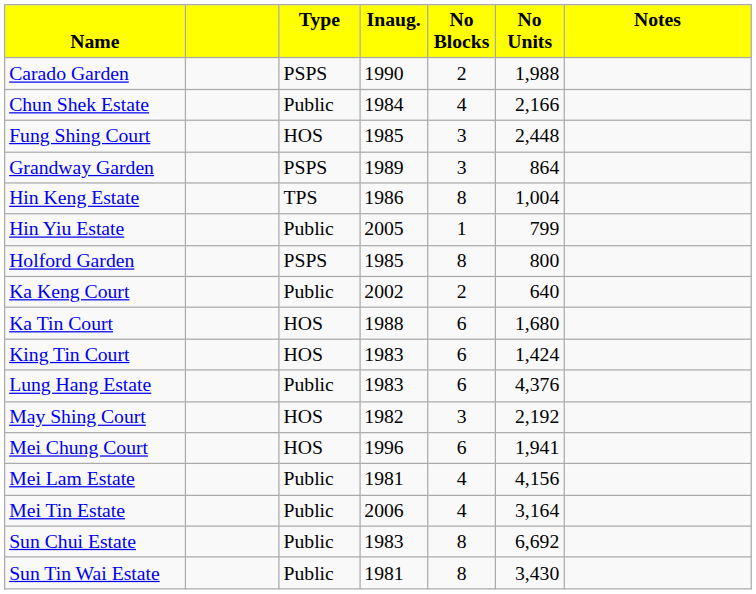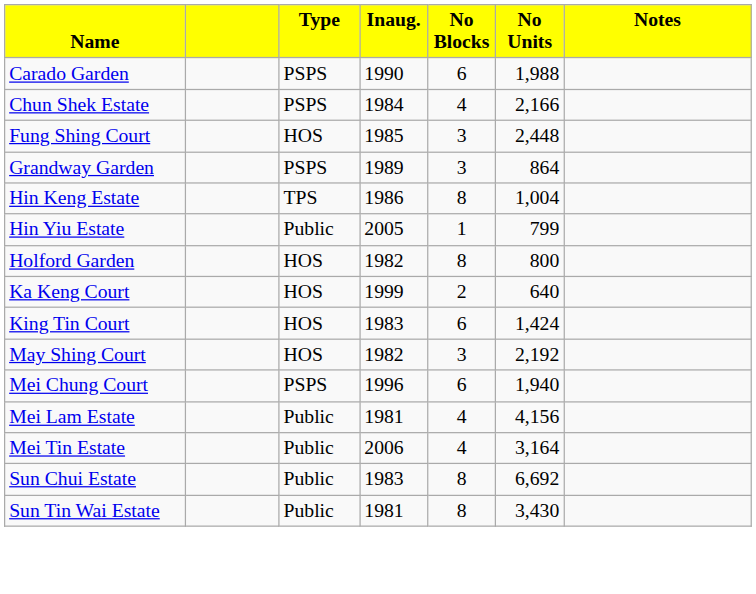(462, 73) 2 -> (462, 73) 6
(309, 104) Public -> (305, 104) PSPS
(305, 260) PSPS -> (303, 260) HOS
(384, 260) 1985 -> (384, 260) 1982
(309, 291) Public -> (303, 291) HOS
(384, 291) 2002 -> (384, 291) 1999
- row: (61, 323)
- row: (80, 385)
(303, 447) HOS -> (305, 385) PSPS
(537, 447) 1,941 -> (537, 385) 1,940
